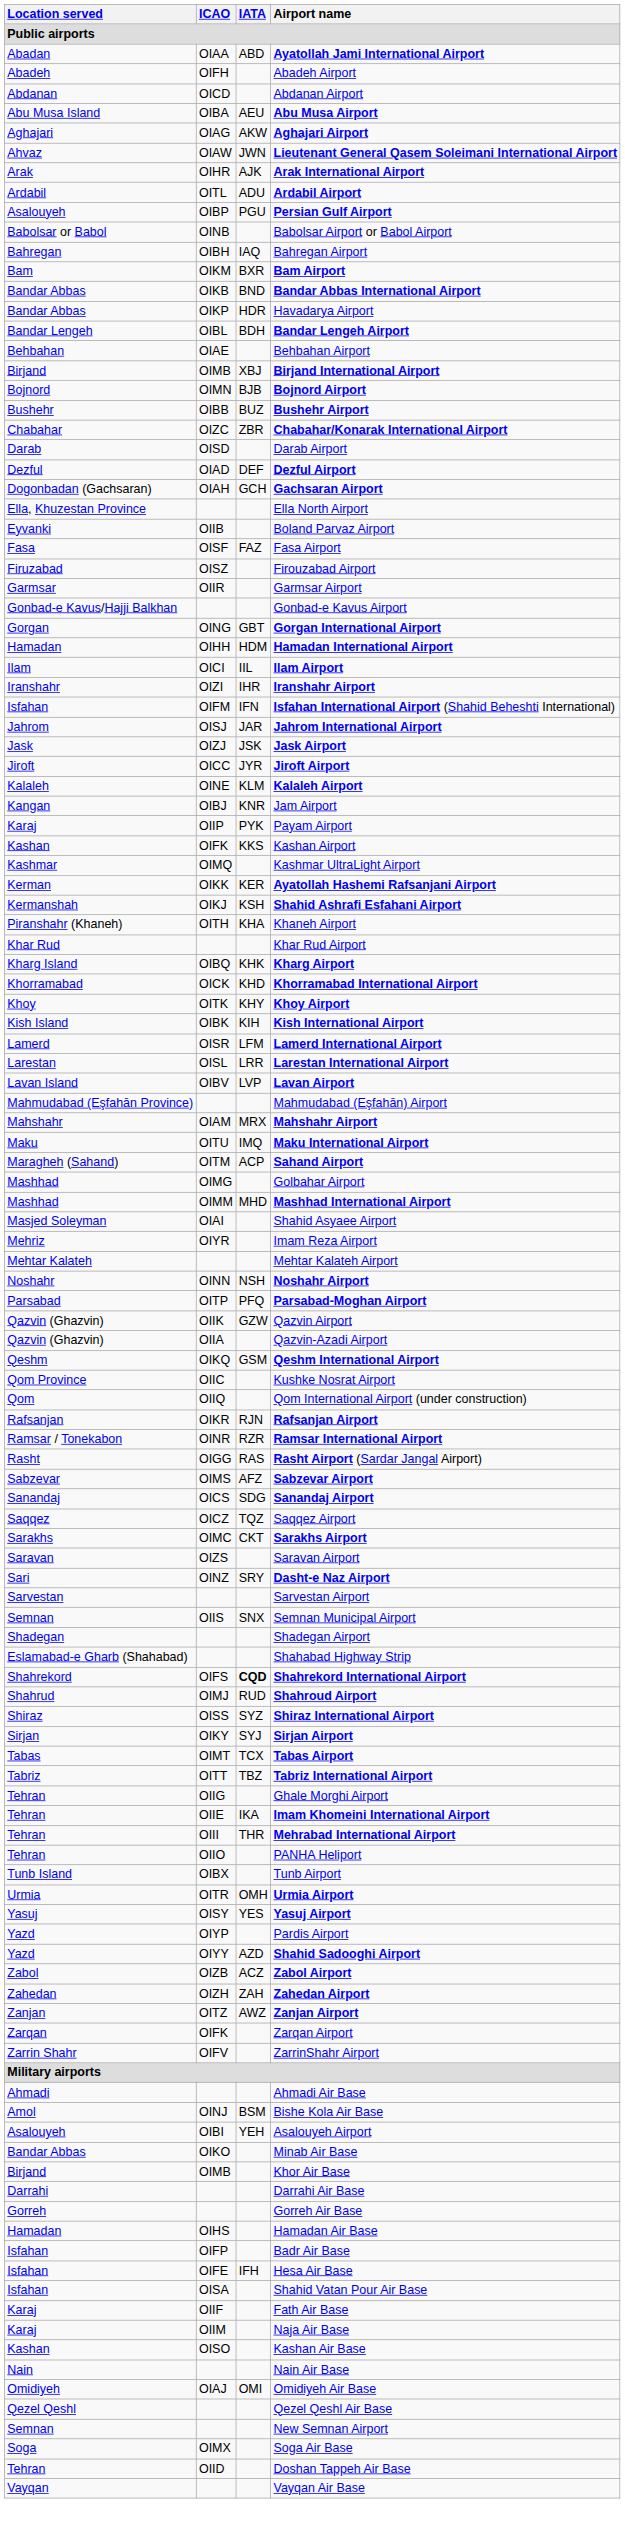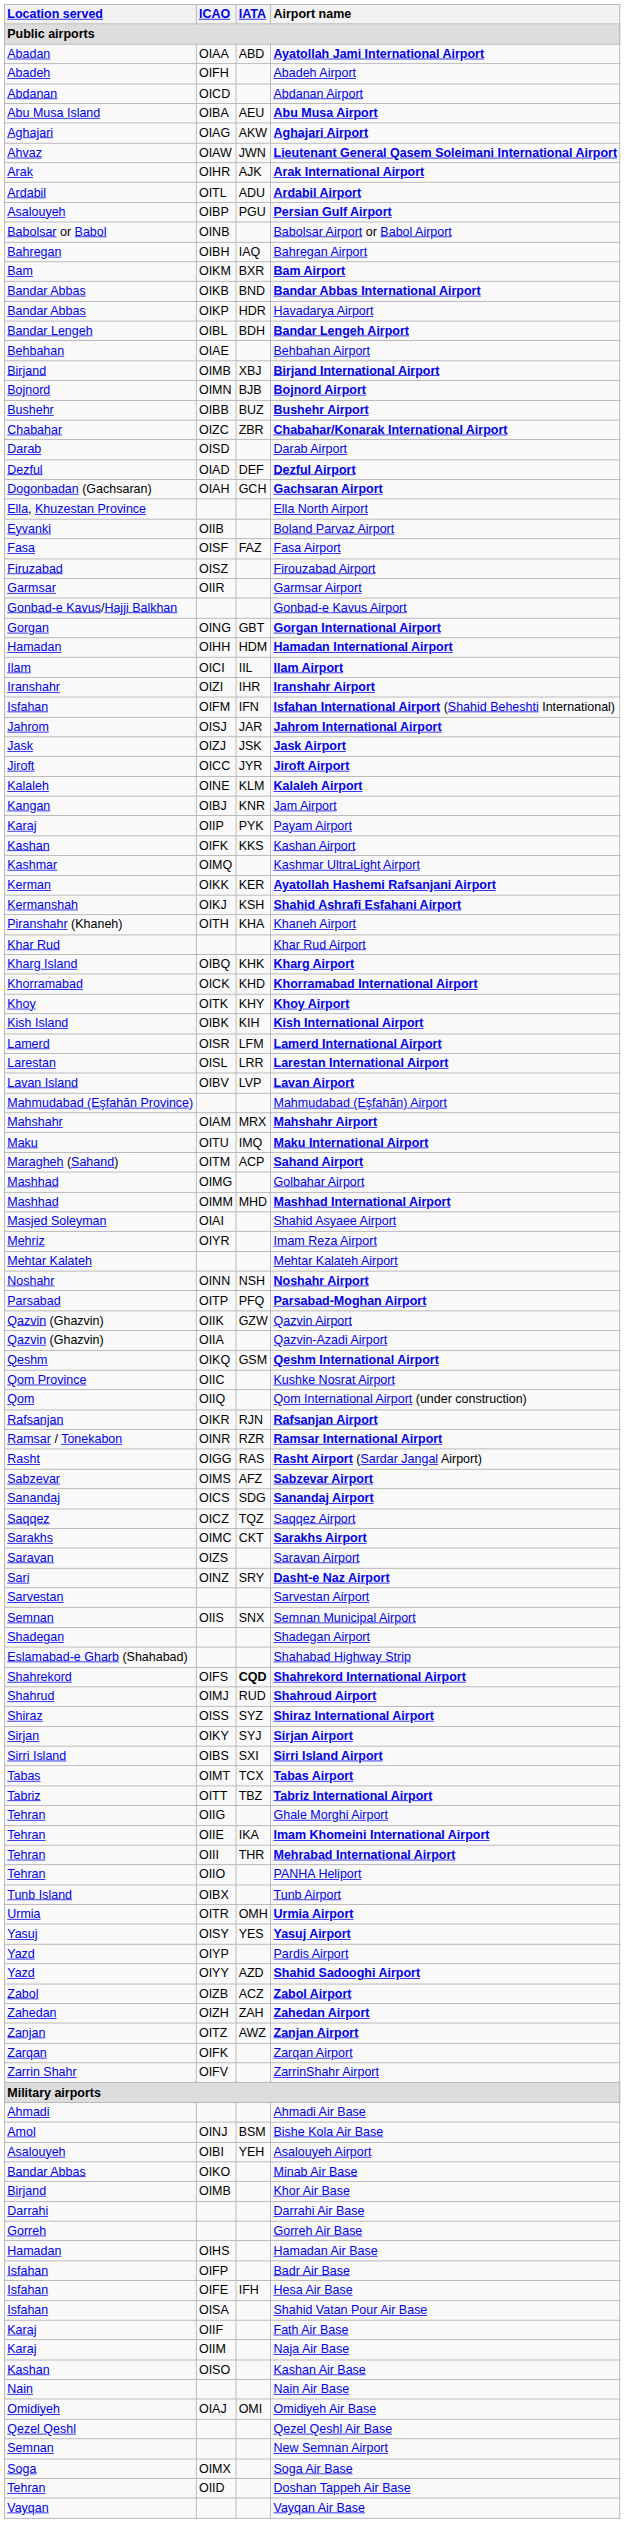+ row: (328, 1756)
